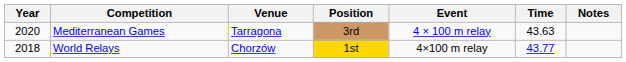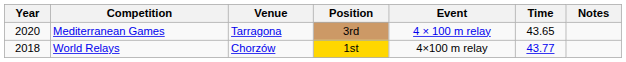(540, 31) 43.63 -> (540, 31) 43.65
